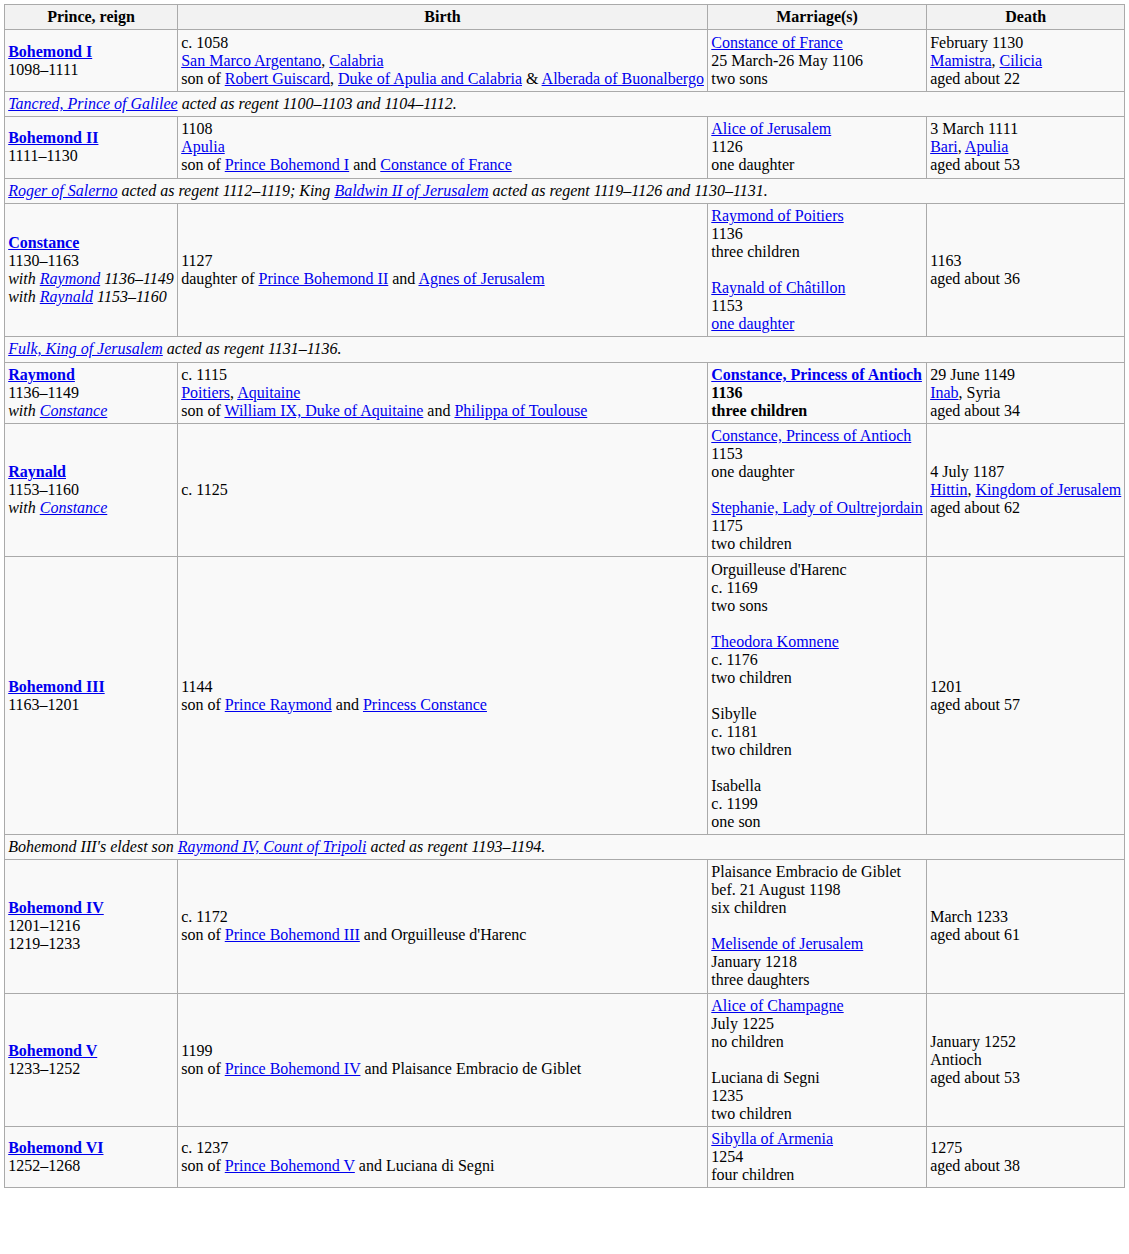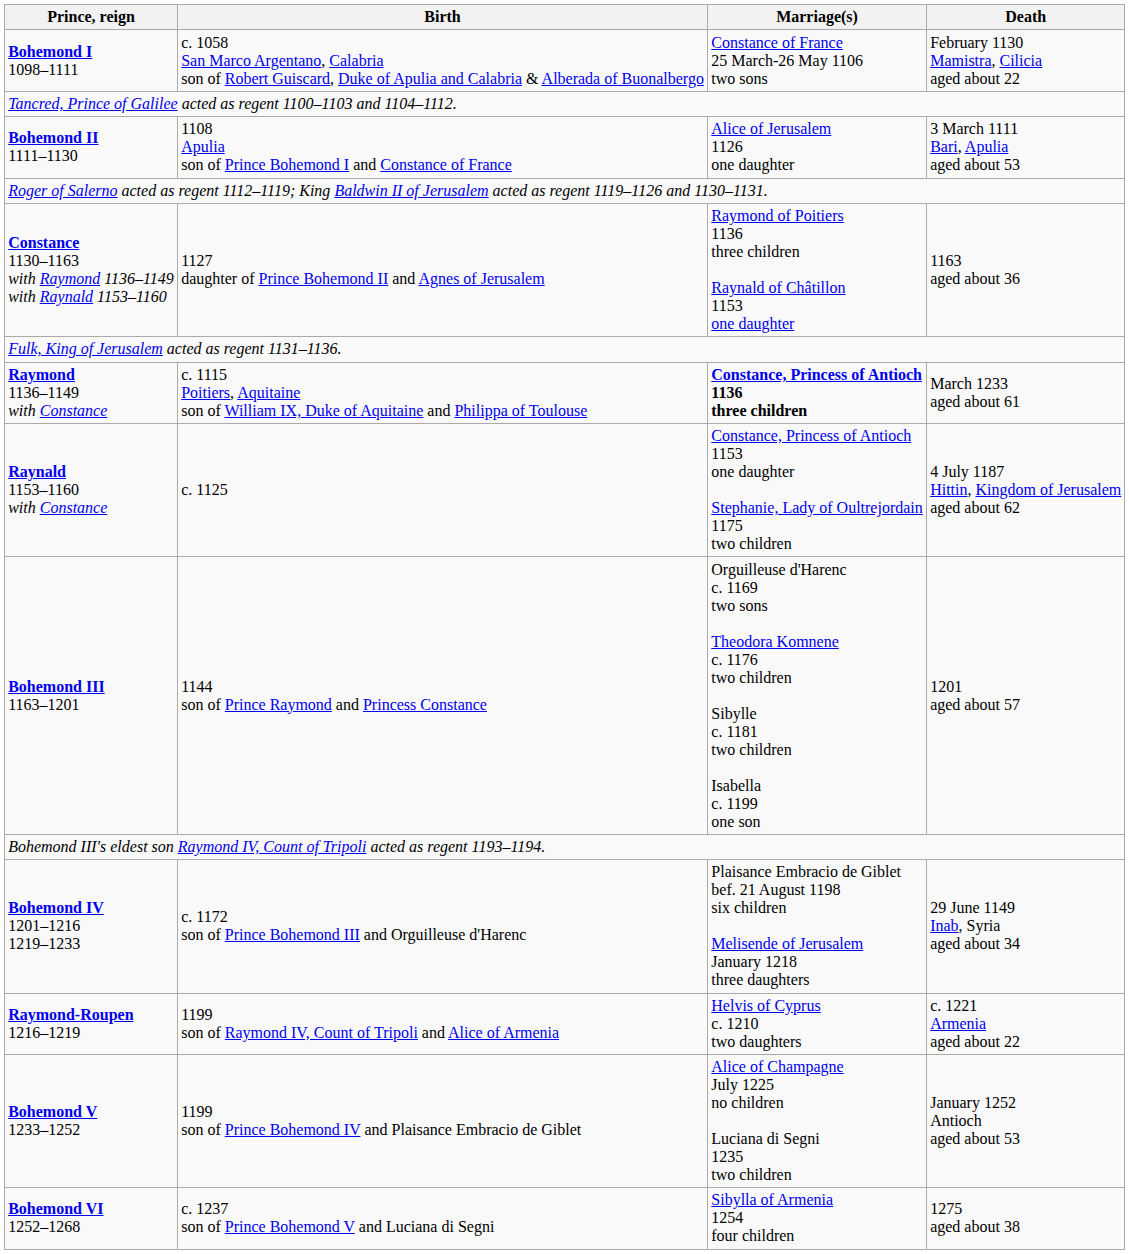(975, 392) 29 June 1149 Inab, Syria aged about 34 -> (975, 392) March 1233 aged about 61
(975, 926) March 1233 aged about 61 -> (975, 926) 29 June 1149 Inab, Syria aged about 34
+ row: (71, 1023)
